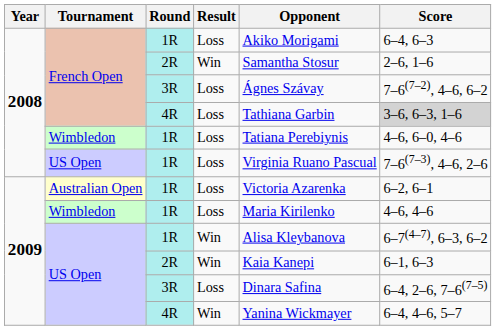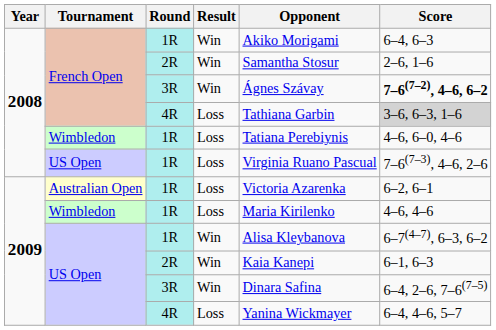(210, 40) Loss -> (209, 40) Win
(210, 89) Loss -> (209, 89) Win
(435, 89) normal -> (435, 89) bold
(210, 288) Loss -> (209, 288) Win
(209, 313) Win -> (210, 313) Loss
